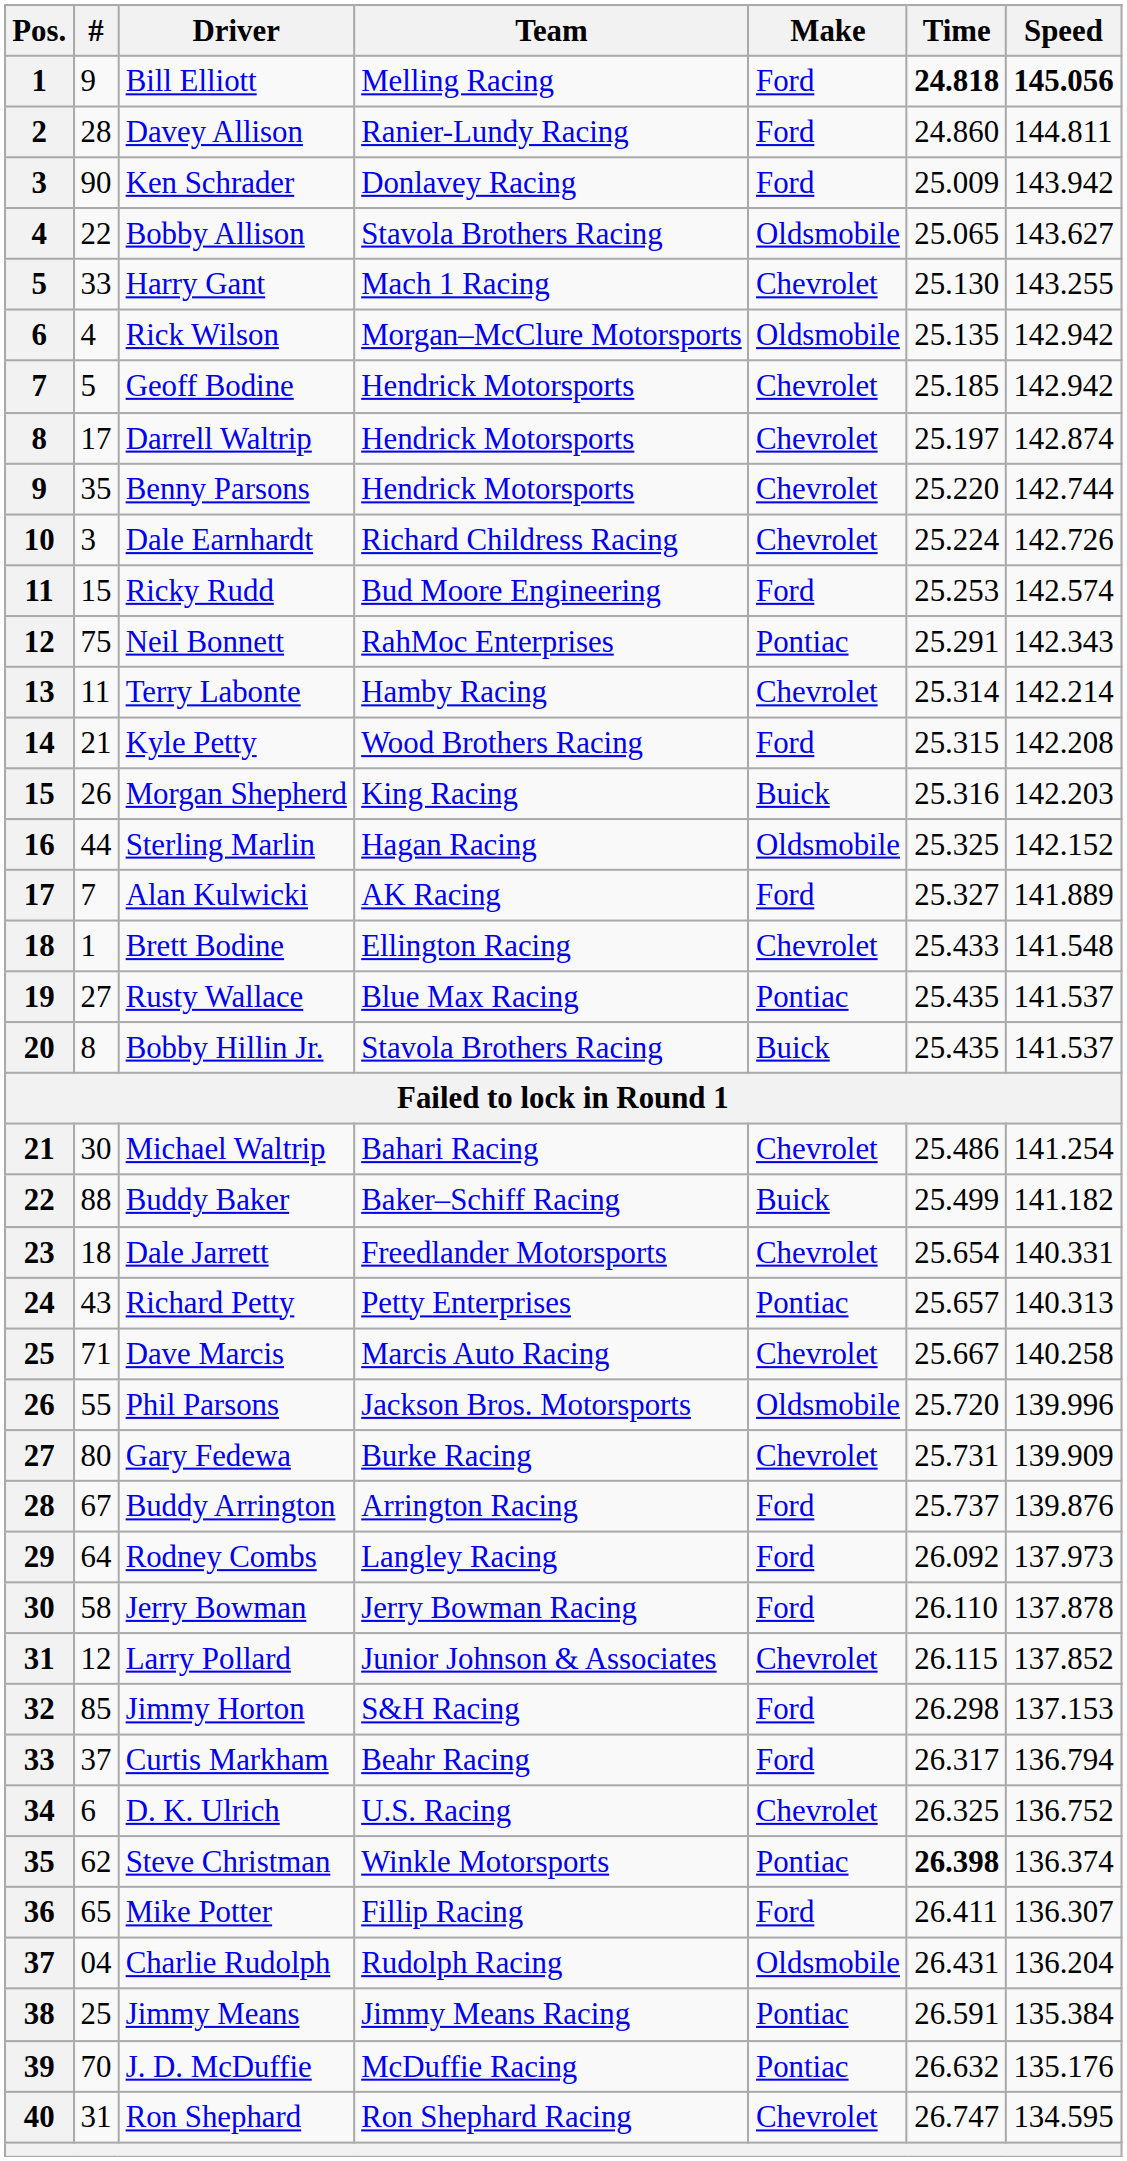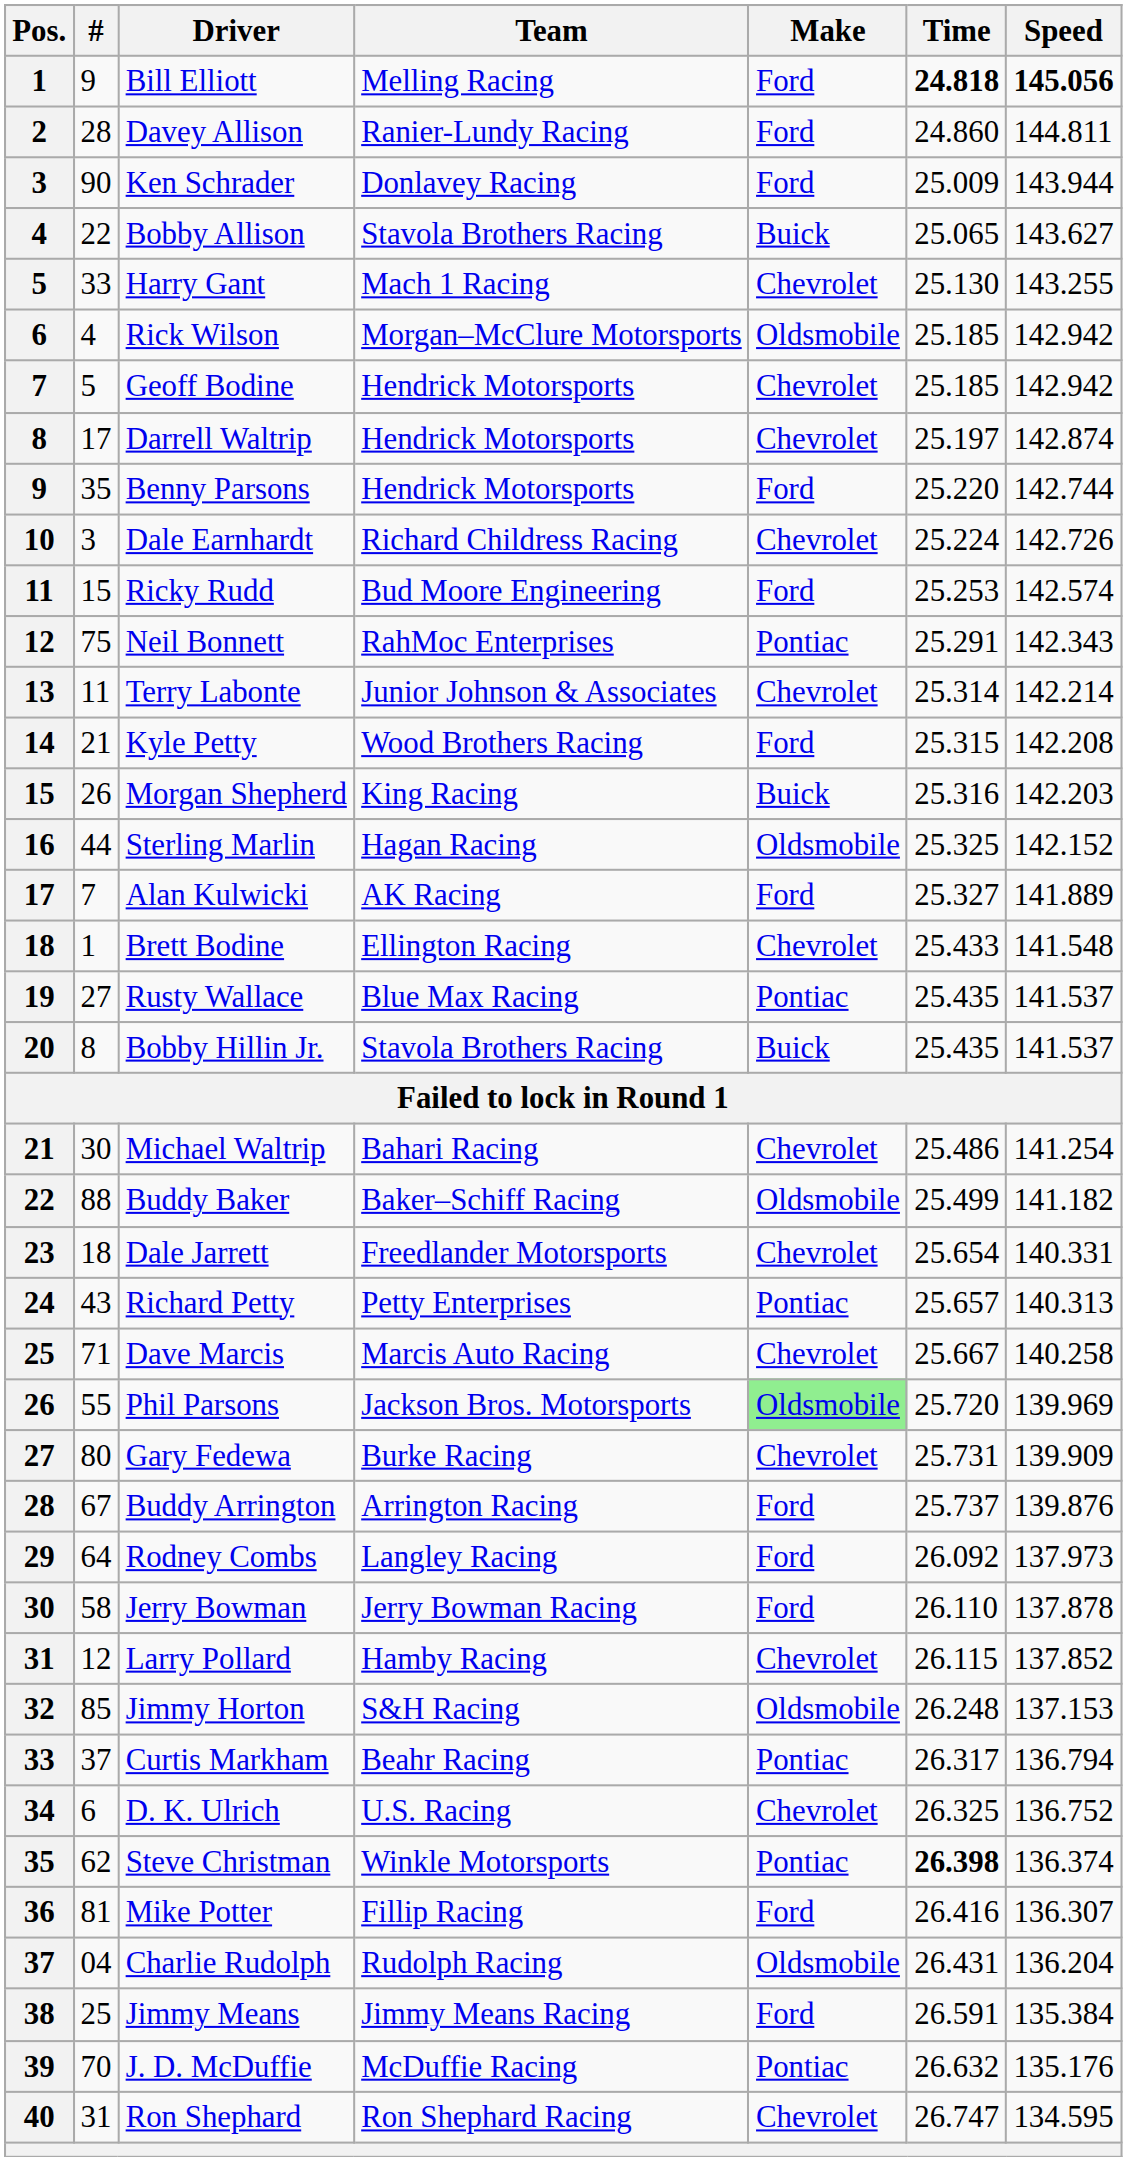(1063, 182) 143.942 -> (1063, 182) 143.944
(828, 233) Oldsmobile -> (793, 233) Buick
(957, 335) 25.135 -> (957, 335) 25.185
(817, 488) Chevrolet -> (785, 488) Ford
(454, 691) Hamby Racing -> (539, 691) Junior Johnson & Associates
(793, 1200) Buick -> (828, 1200) Oldsmobile
(828, 1403) no background -> (828, 1403) lightgreen background
(1063, 1403) 139.996 -> (1063, 1403) 139.969
(539, 1658) Junior Johnson & Associates -> (454, 1658) Hamby Racing
(785, 1709) Ford -> (828, 1709) Oldsmobile
(957, 1709) 26.298 -> (957, 1709) 26.248
(785, 1759) Ford -> (802, 1759) Pontiac
(96, 1912) 65 -> (96, 1912) 81
(956, 1912) 26.411 -> (957, 1912) 26.416
(802, 2014) Pontiac -> (785, 2014) Ford
